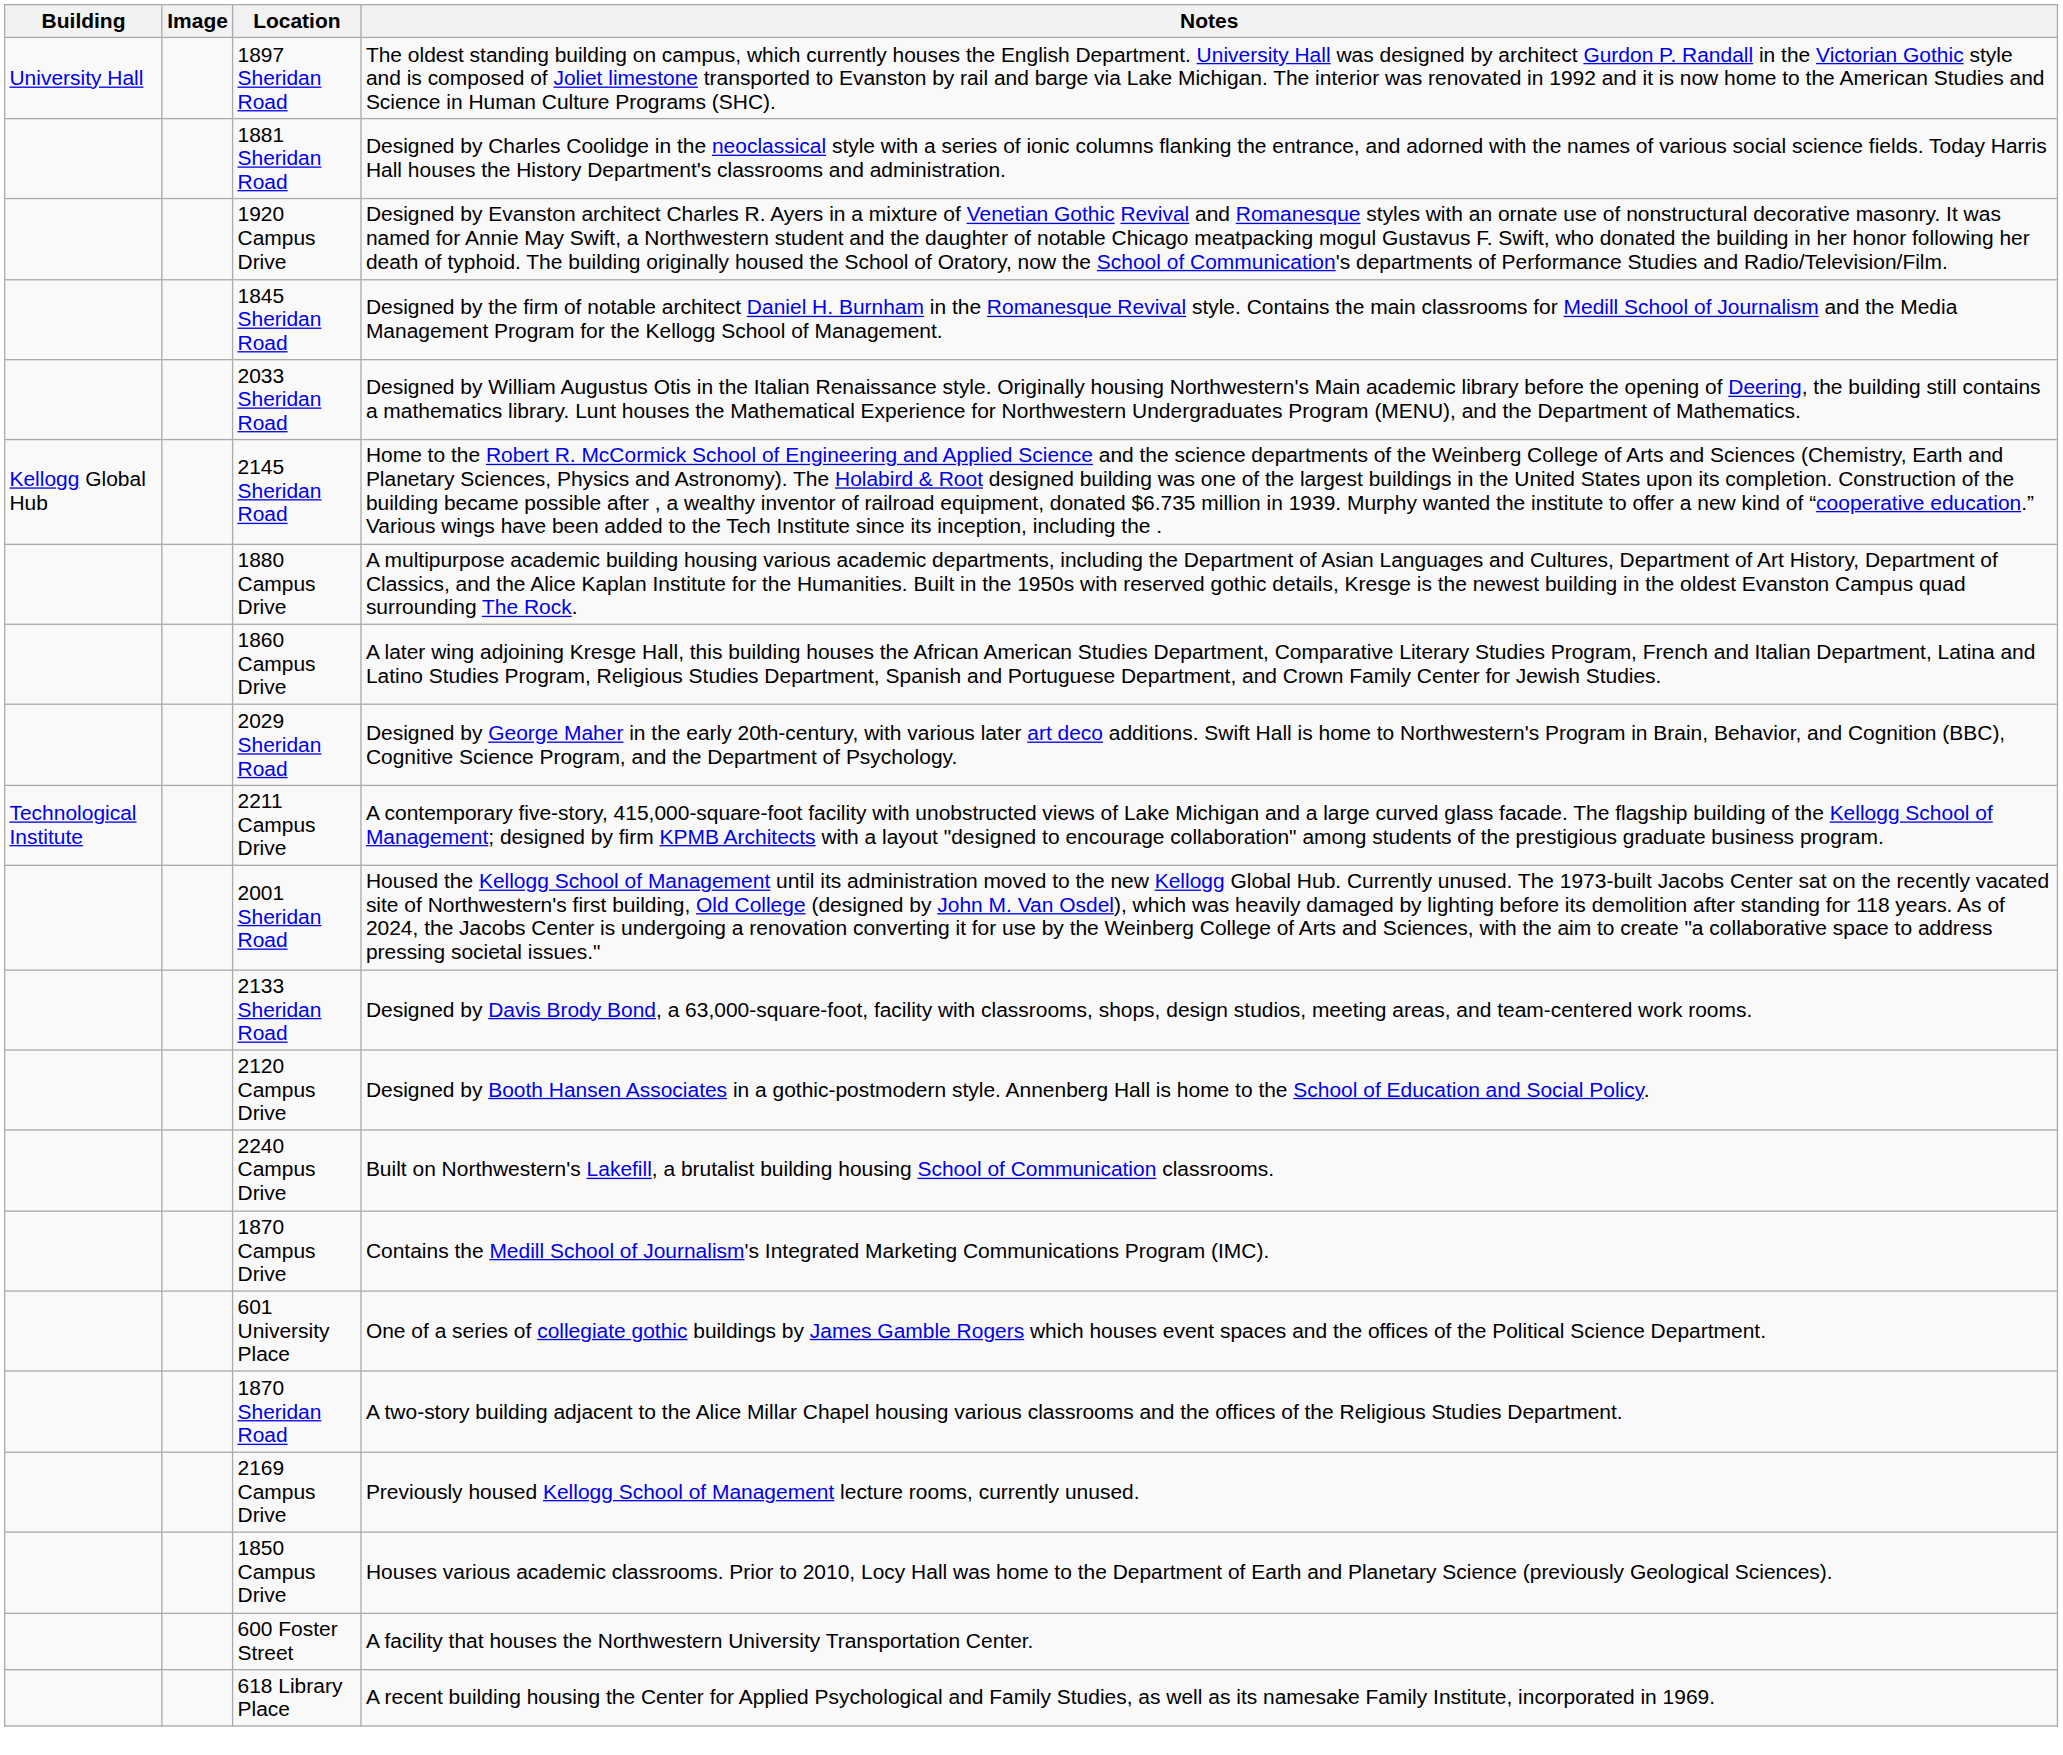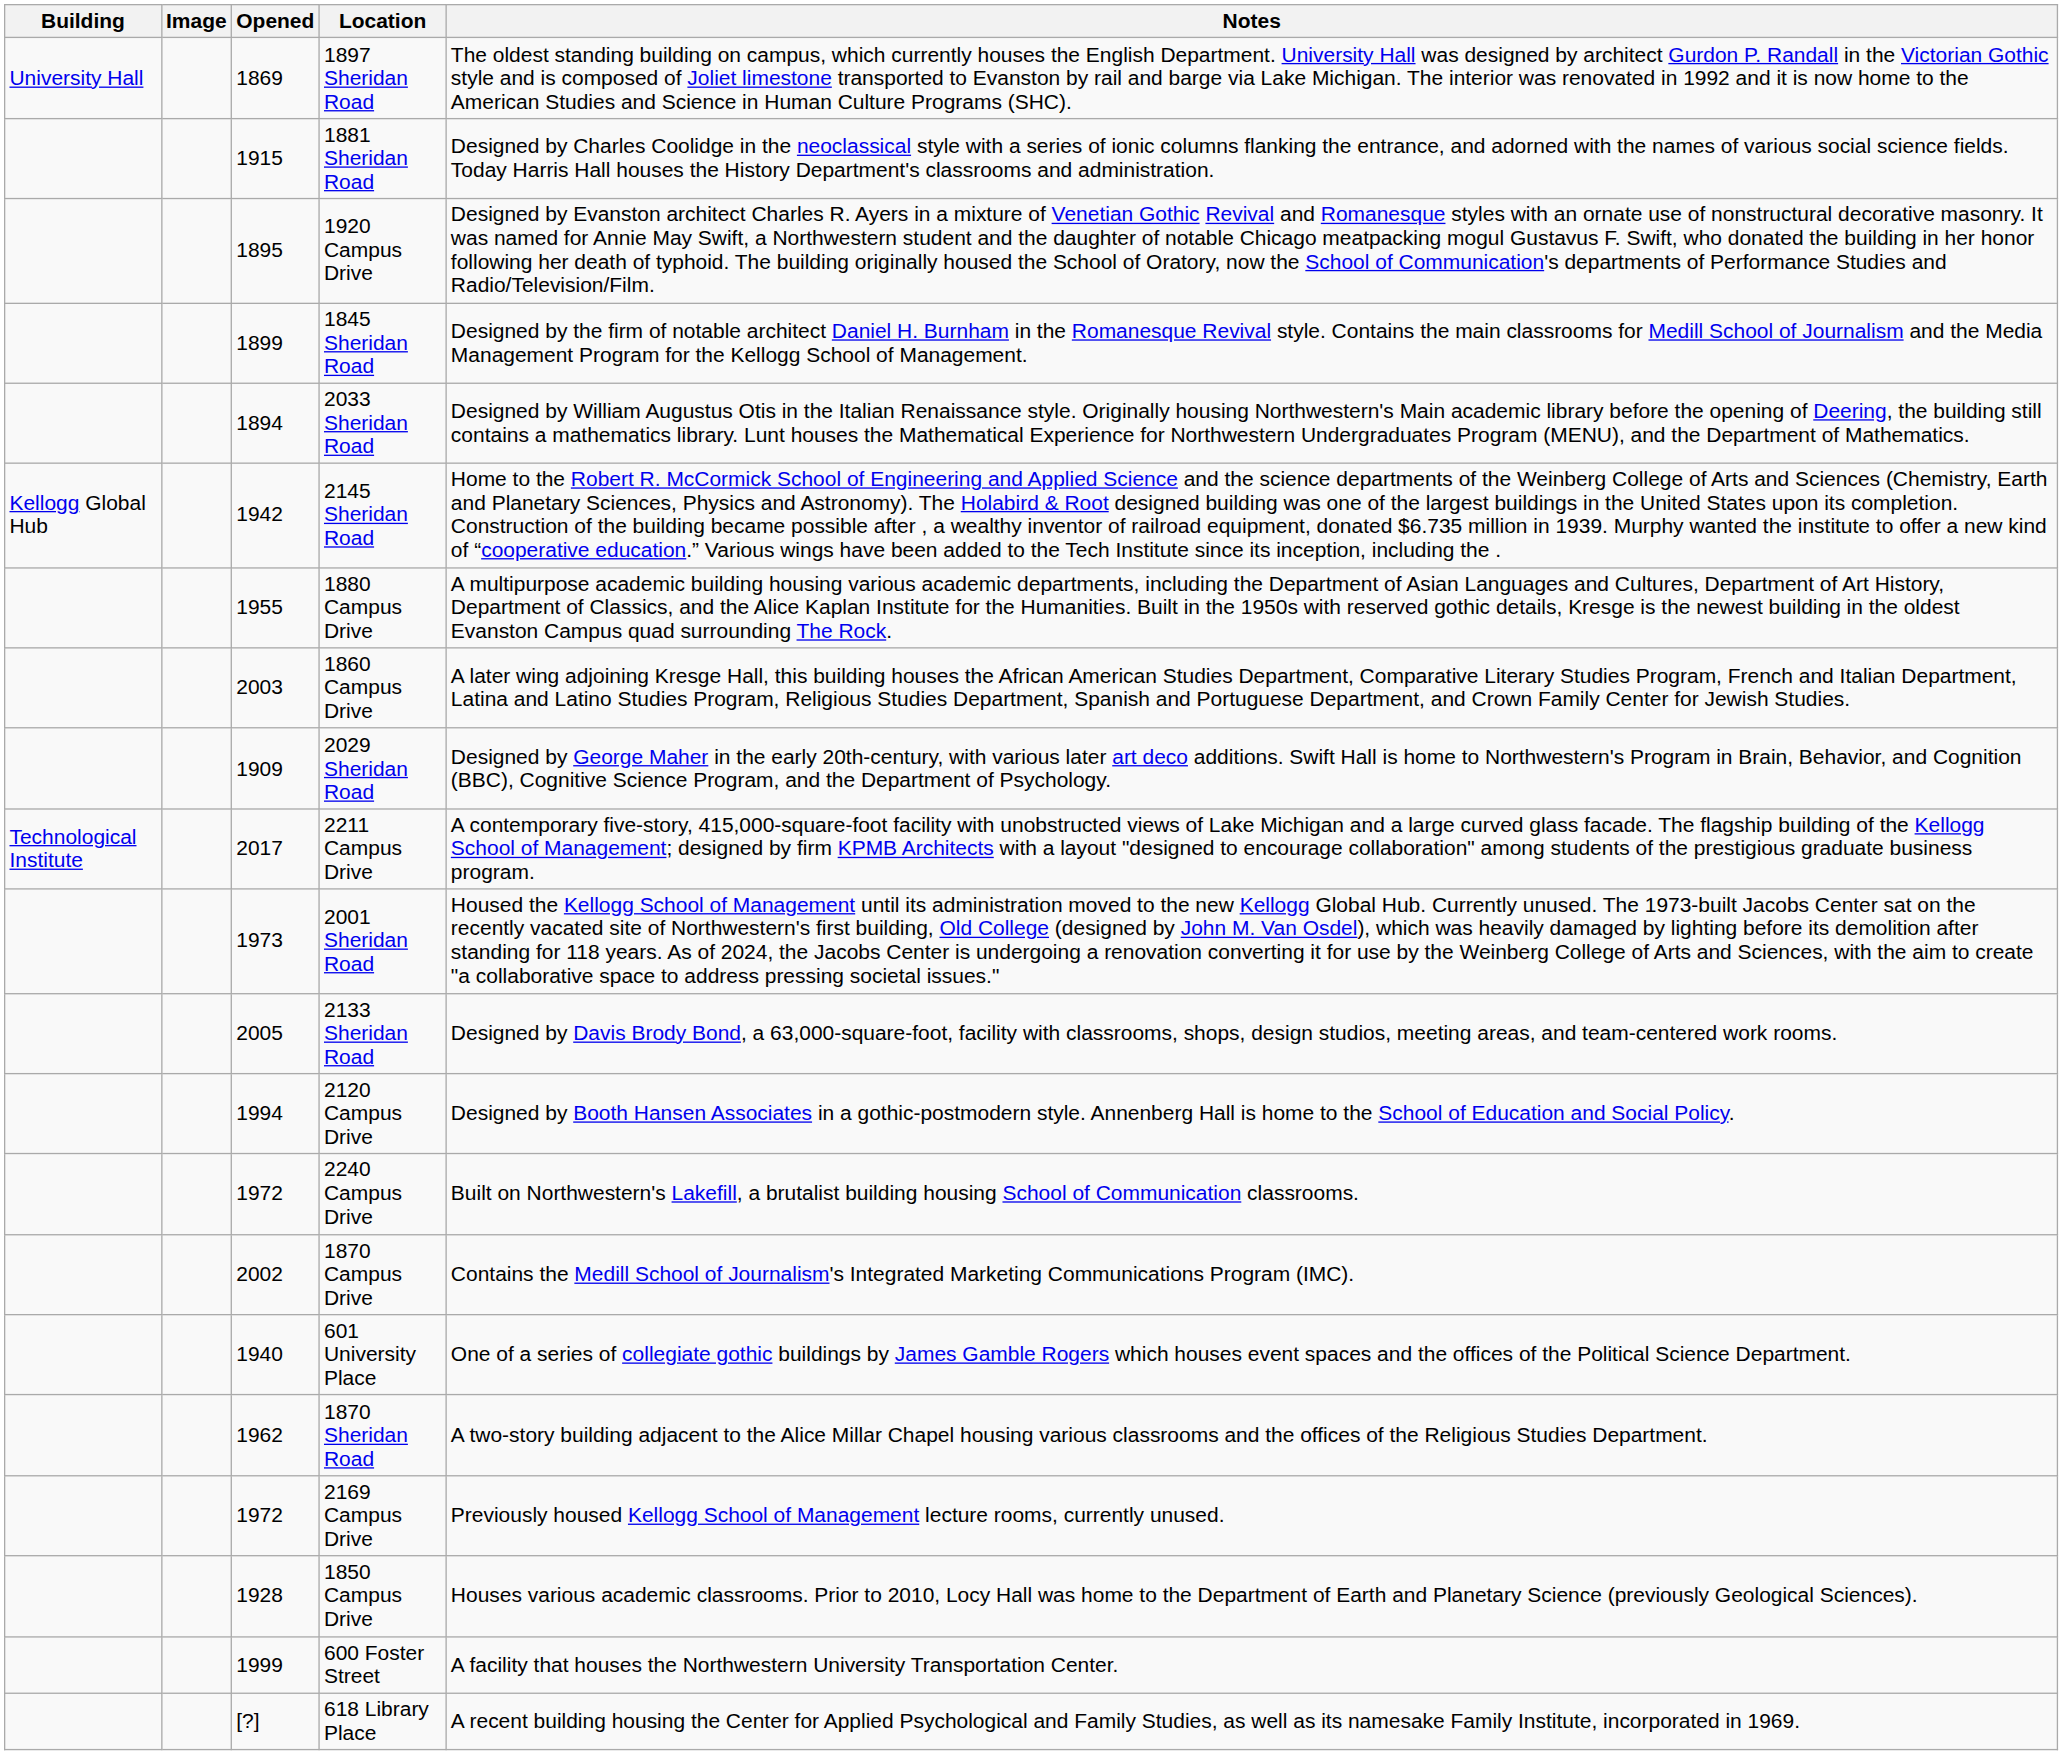+ column: (275, 21)
